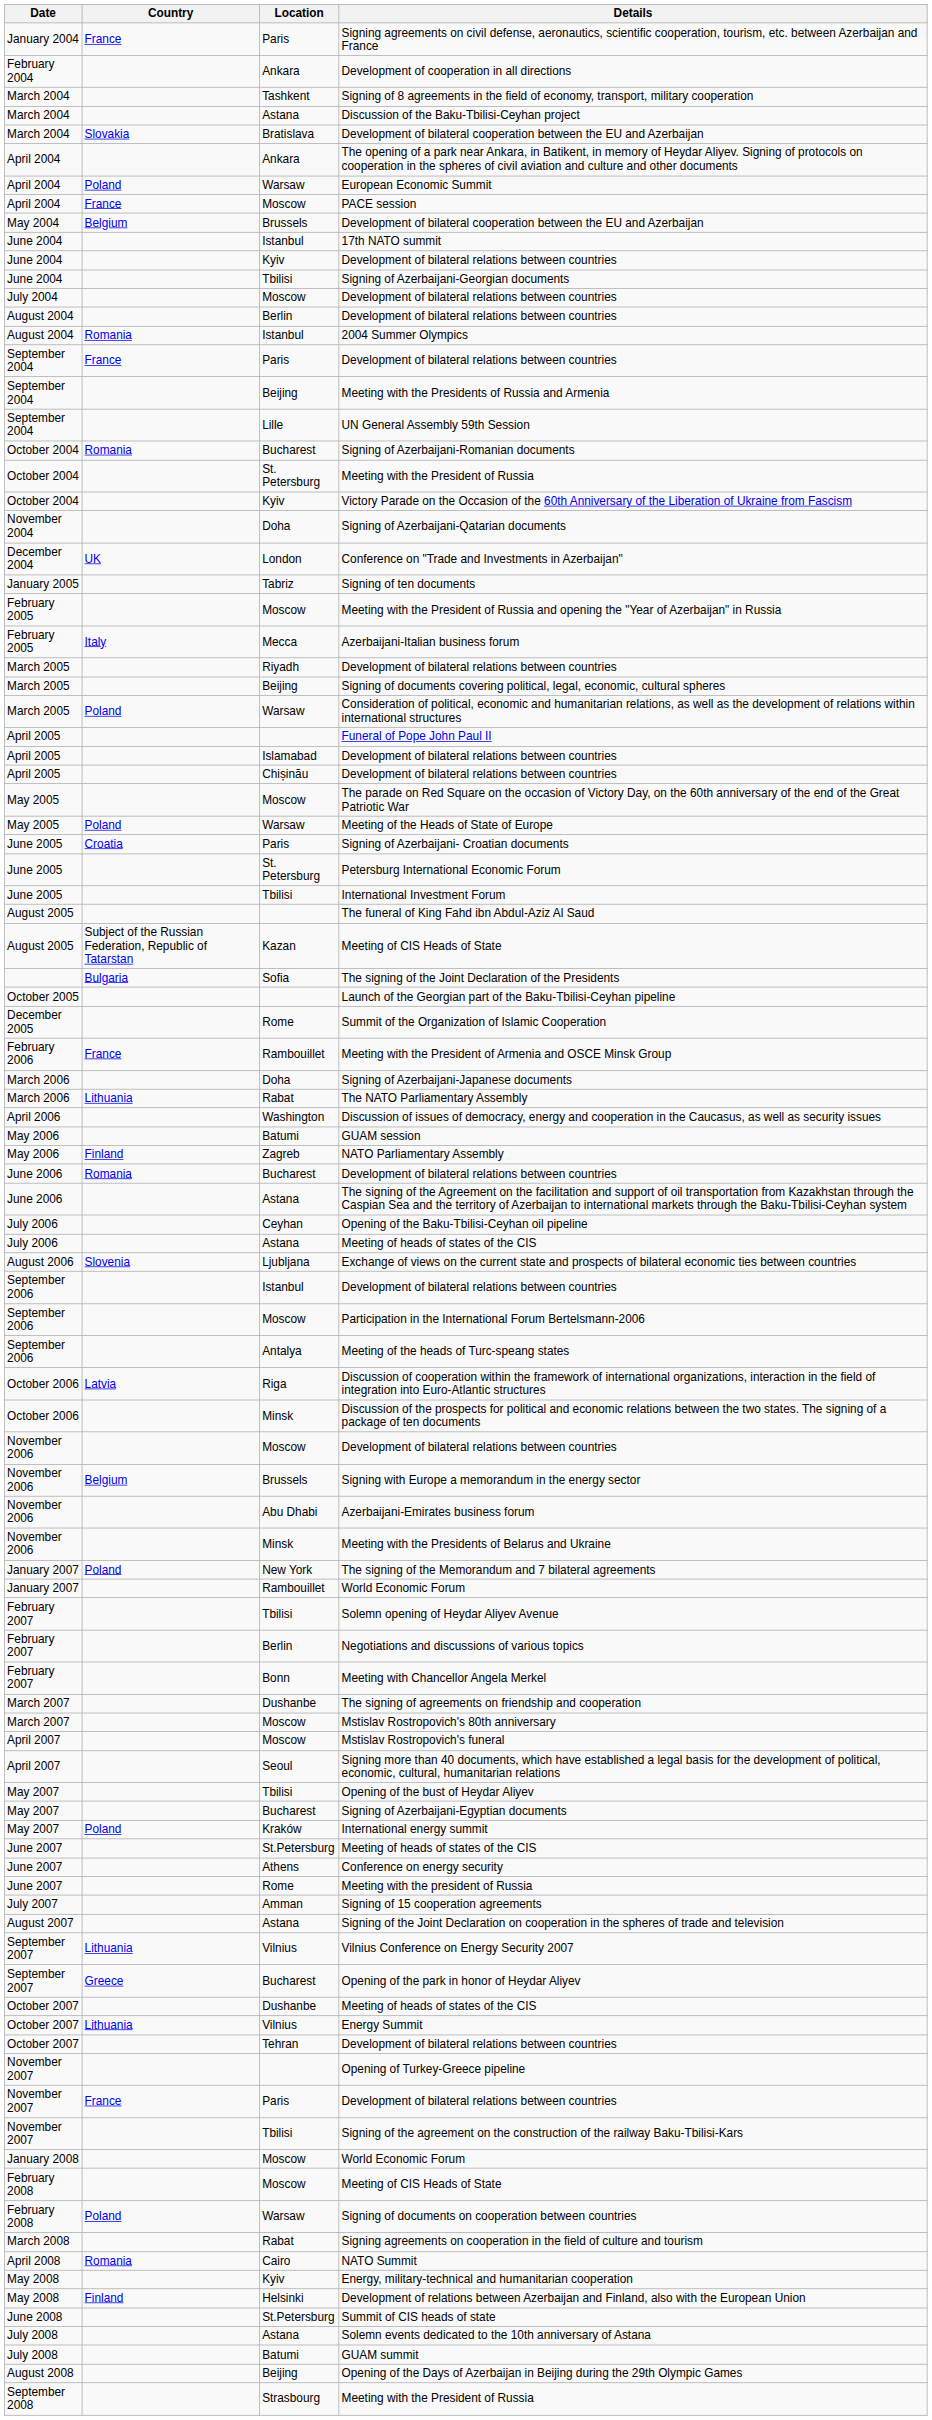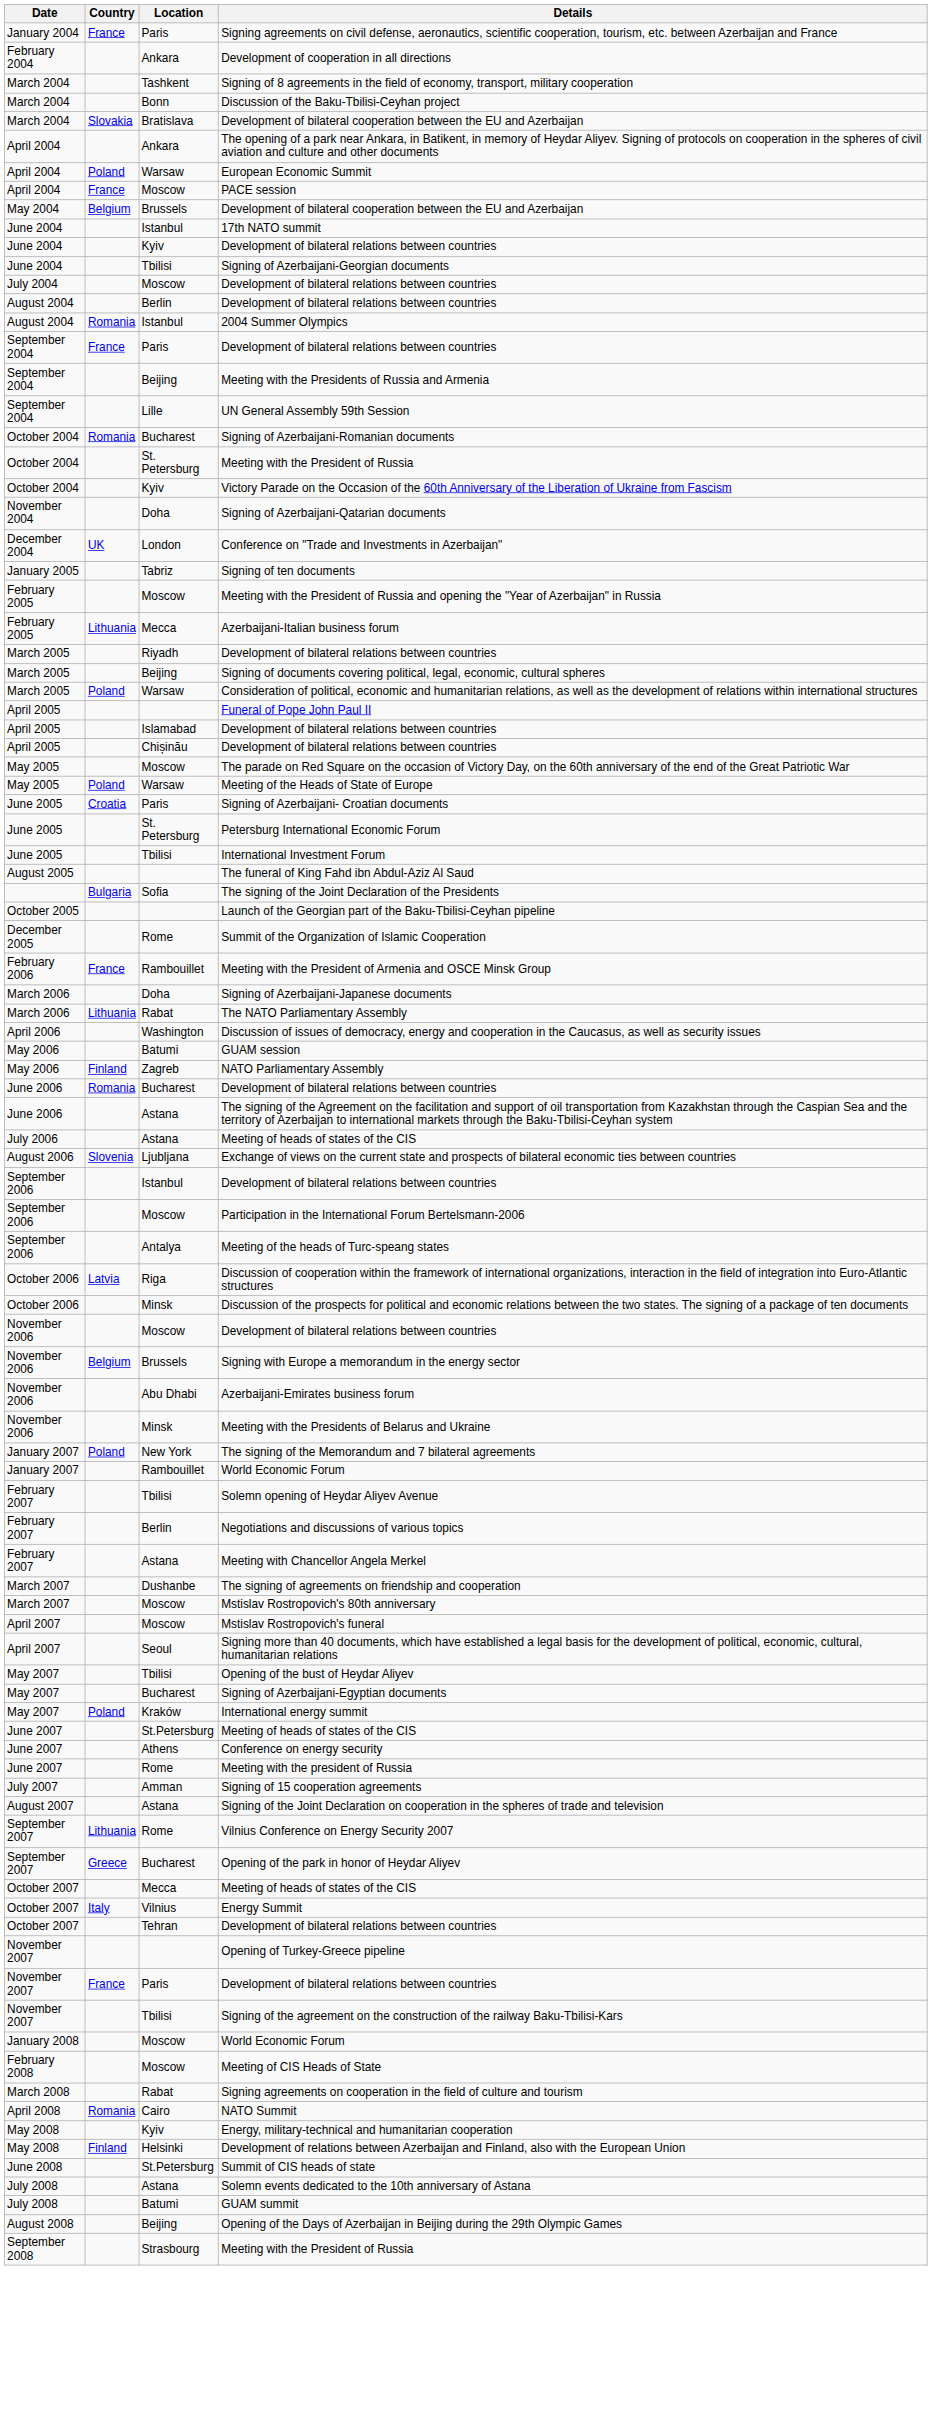(281, 115) Astana -> (155, 102) Bonn
(95, 641) Italy -> (112, 628) Lithuania
- row: (40, 946)
- row: (32, 1224)
(276, 1678) Bonn -> (160, 1560) Astana
(279, 1948) Vilnius -> (157, 1831) Rome
(289, 2006) Dushanbe -> (159, 1889) Mecca
(109, 2025) Lithuania -> (99, 1907) Italy
- row: (31, 2216)
